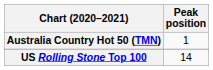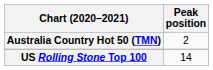(186, 40) 1 -> (186, 40) 2
